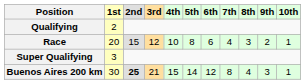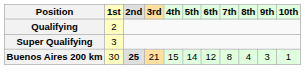- row: (55, 41)
